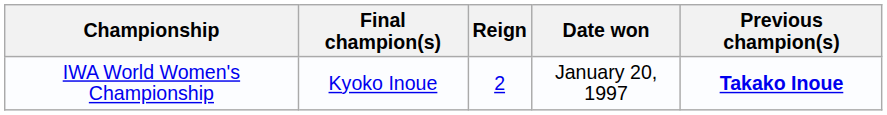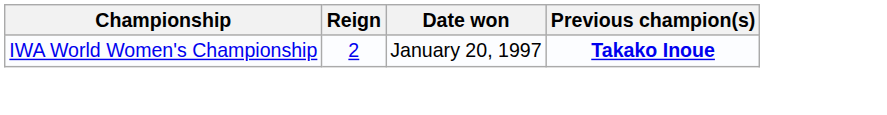- column: (383, 31)
